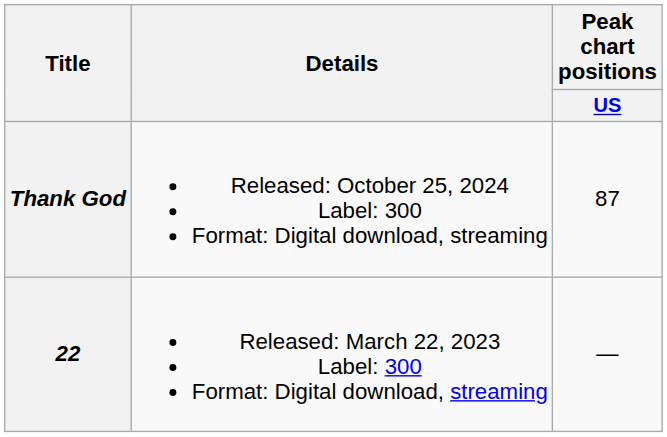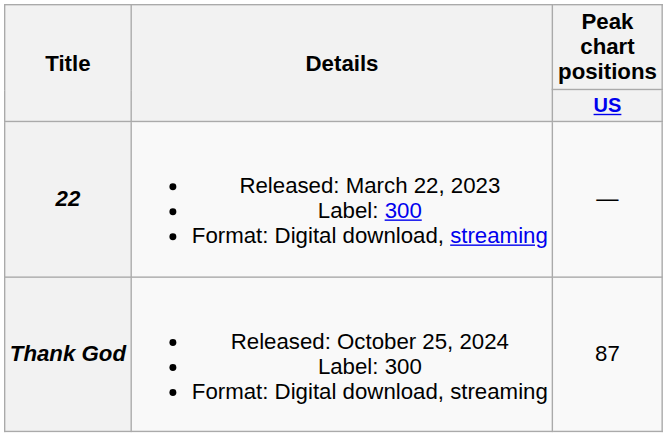rows swapped: (68, 353) <-> (68, 198)
